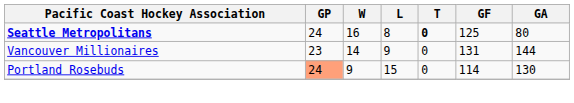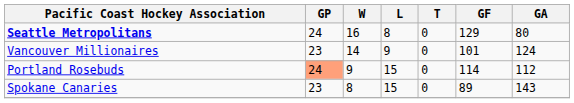(425, 32) bold -> (425, 32) normal
(469, 32) 125 -> (469, 32) 129
(469, 51) 131 -> (469, 51) 101
(526, 51) 144 -> (526, 51) 124
(526, 70) 130 -> (526, 70) 112
+ row: (62, 88)
